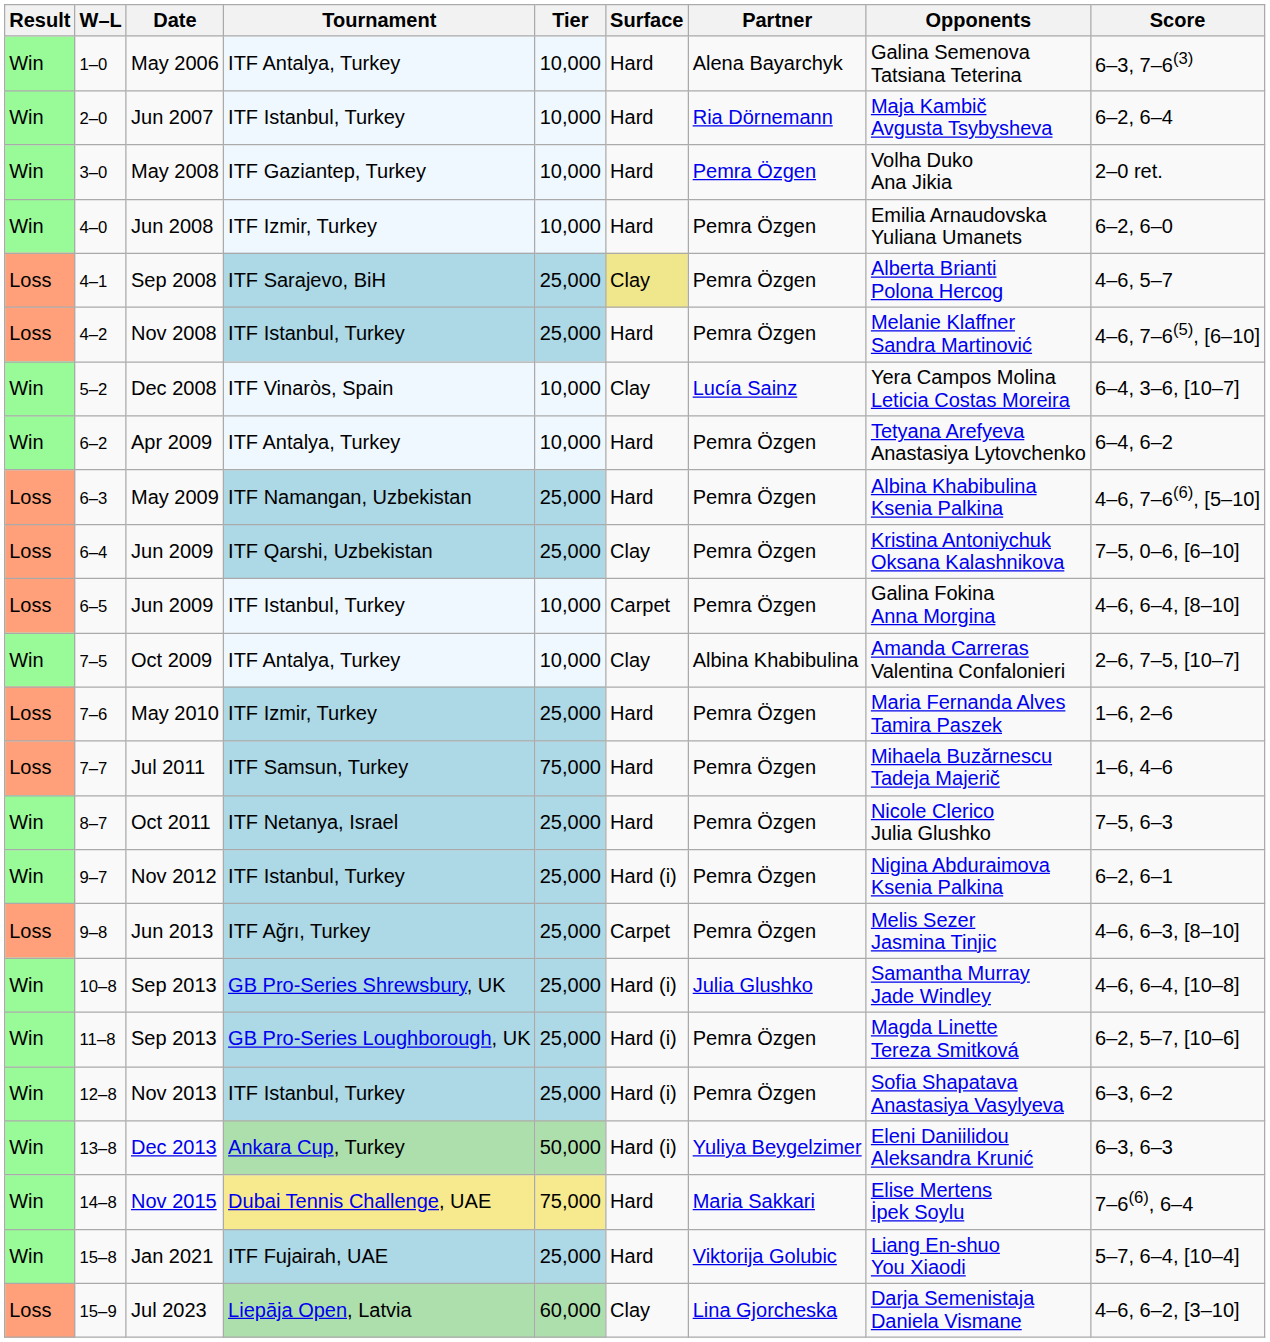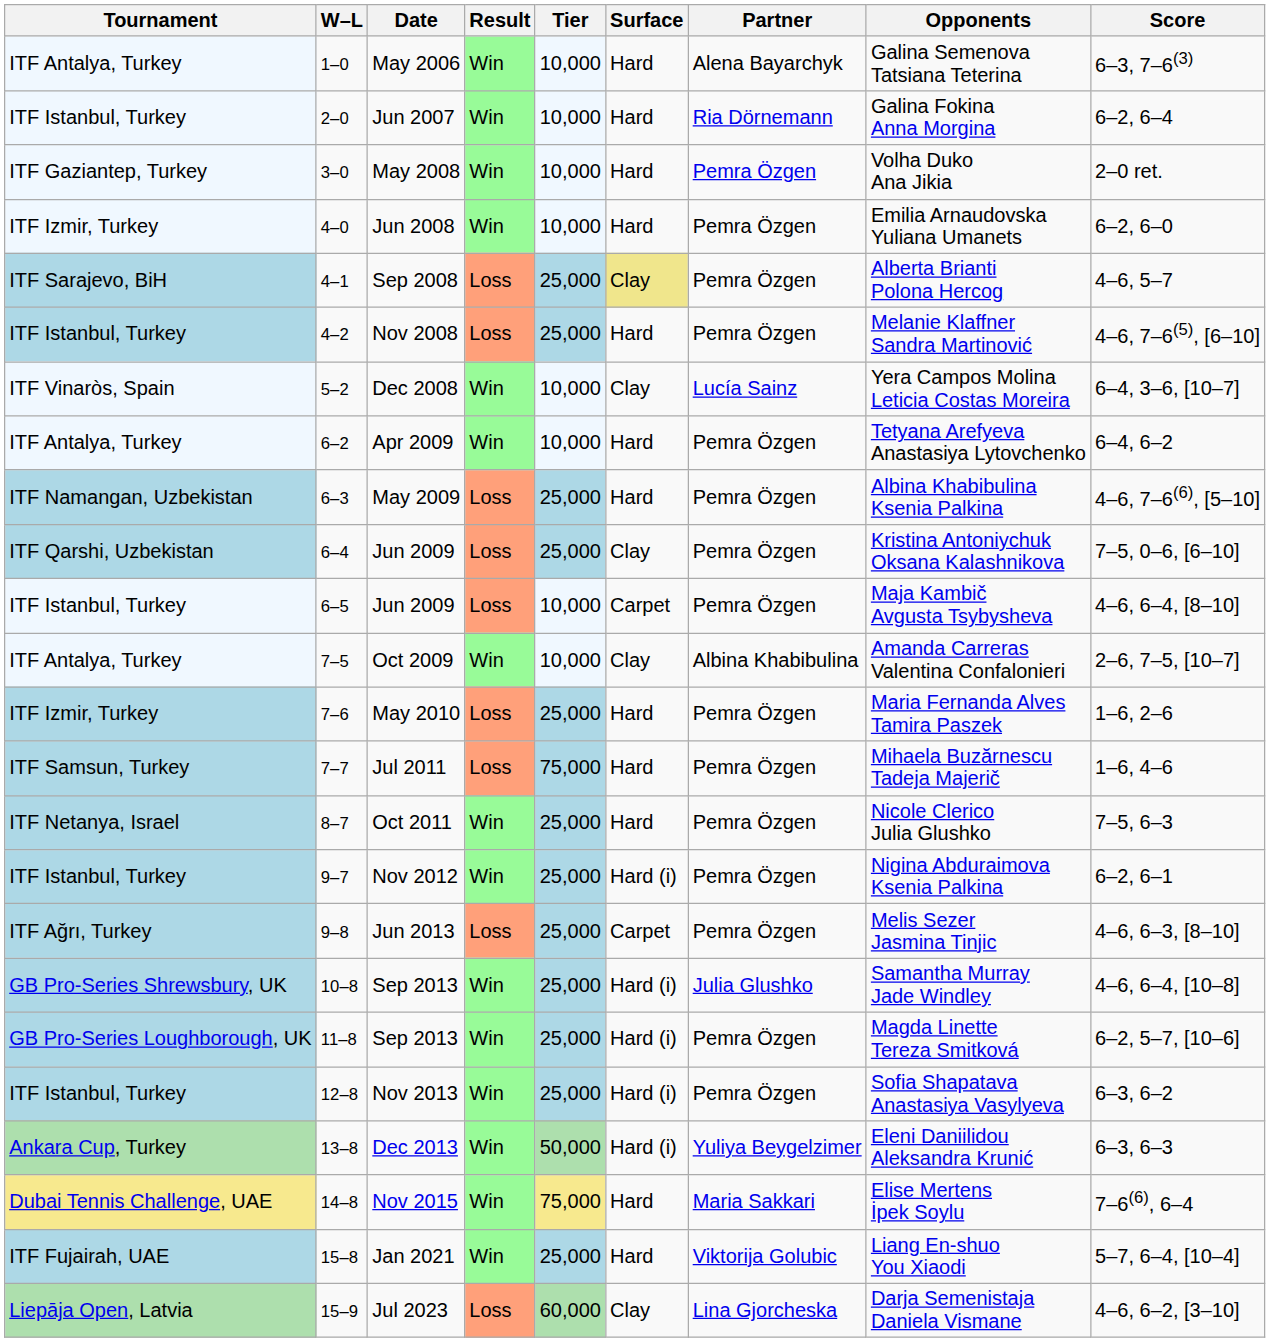columns swapped: (40, 20) <-> (379, 20)
(962, 117) Maja Kambič Avgusta Tsybysheva -> (933, 117) Galina Fokina Anna Morgina
(933, 605) Galina Fokina Anna Morgina -> (962, 605) Maja Kambič Avgusta Tsybysheva
